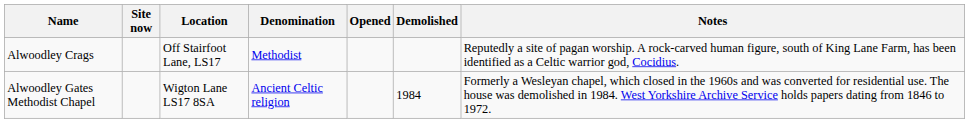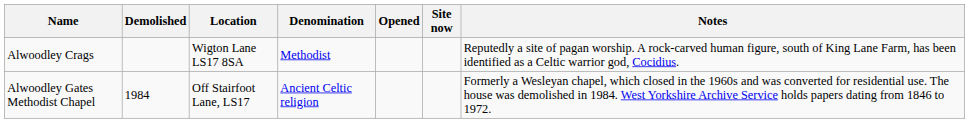columns swapped: (141, 21) <-> (427, 21)
(195, 54) Off Stairfoot Lane, LS17 -> (224, 54) Wigton Lane LS17 8SA
(195, 94) Wigton Lane LS17 8SA -> (224, 94) Off Stairfoot Lane, LS17
